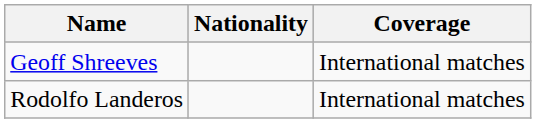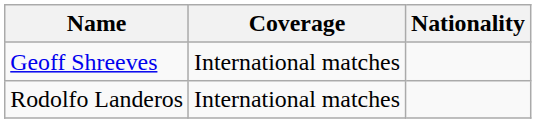columns swapped: (251, 23) <-> (422, 23)
